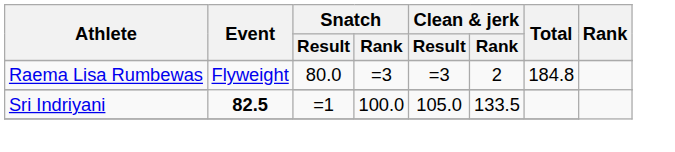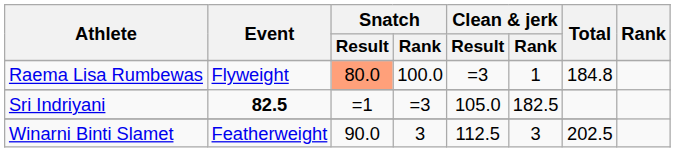(324, 76) no background -> (362, 76) lightsalmon background
(381, 76) =3 -> (420, 76) 100.0
(497, 76) 2 -> (536, 76) 1
(381, 105) 100.0 -> (420, 105) =3
(497, 105) 133.5 -> (536, 105) 182.5
+ row: (91, 133)
